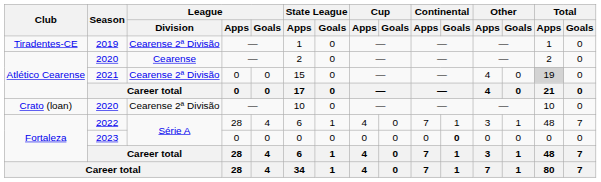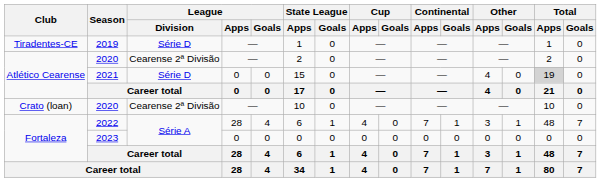(174, 43) Cearense 2ª Divisão -> (174, 43) Série D
(174, 59) Cearense -> (174, 59) Cearense 2ª Divisão
(174, 75) Cearense 2ª Divisão -> (174, 75) Série D
(457, 138) bold -> (457, 138) normal
